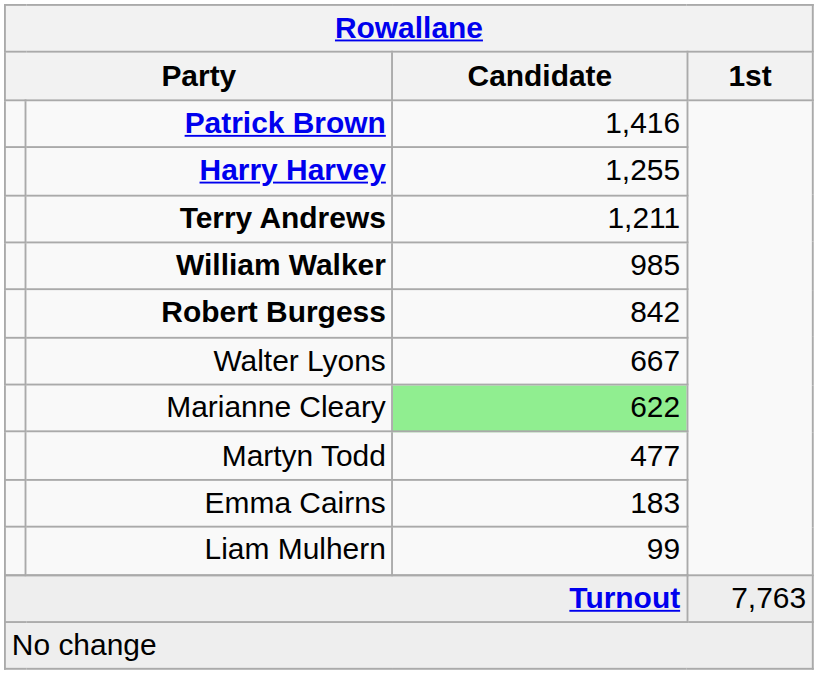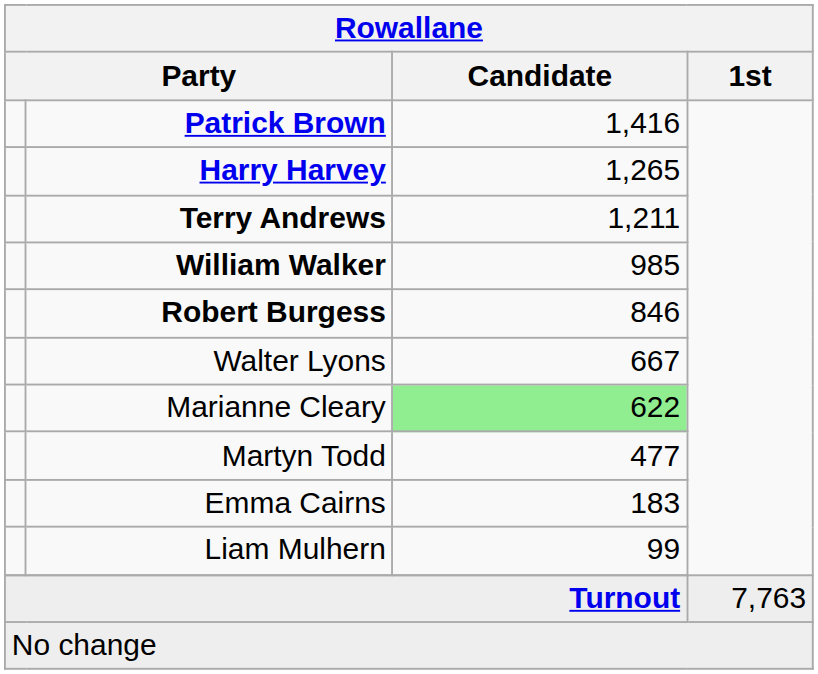(643, 170) 1,255 -> (643, 170) 1,265
(655, 312) 842 -> (655, 312) 846
